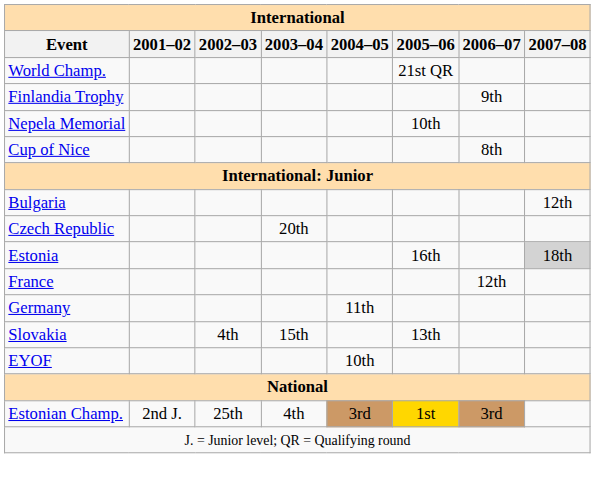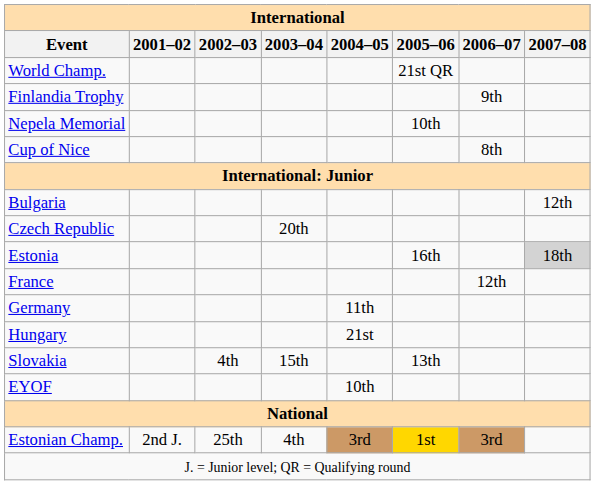+ row: (37, 334)
